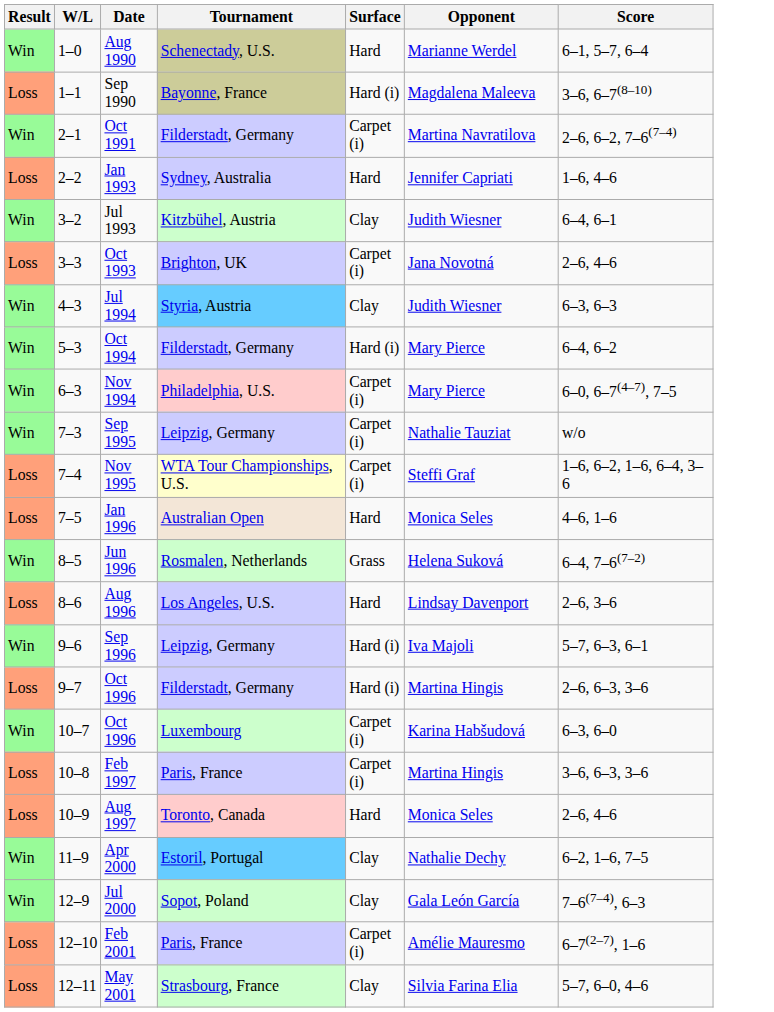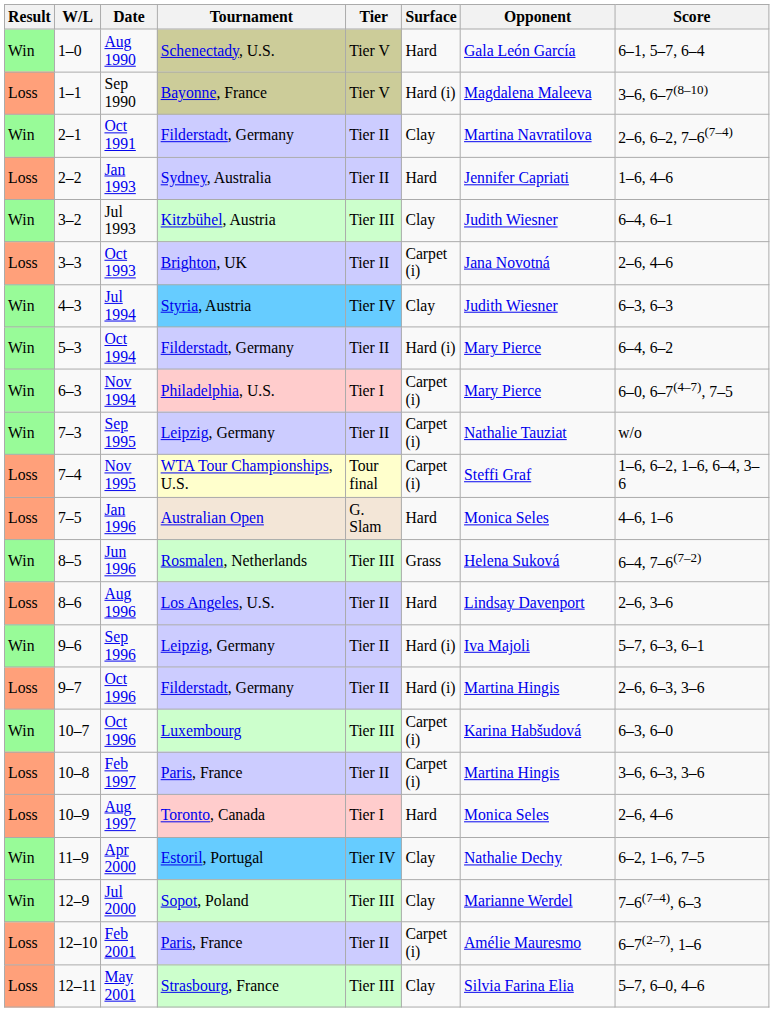+ column: (374, 16)
(462, 50) Marianne Werdel -> (520, 50) Gala León García
(370, 135) Carpet (i) -> (420, 135) Clay
(464, 900) Gala León García -> (518, 900) Marianne Werdel
